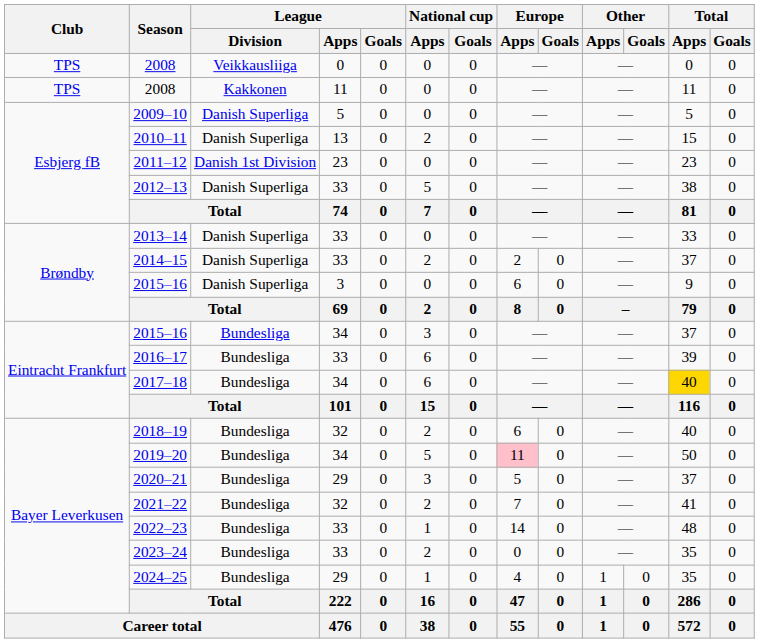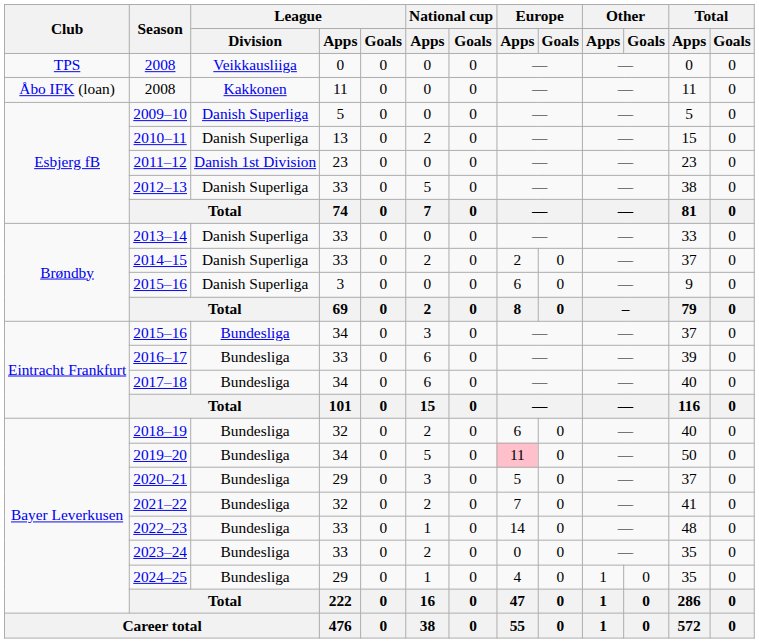(67, 89) TPS -> (67, 89) Åbo IFK (loan)
(689, 382) gold background -> (689, 382) no background
